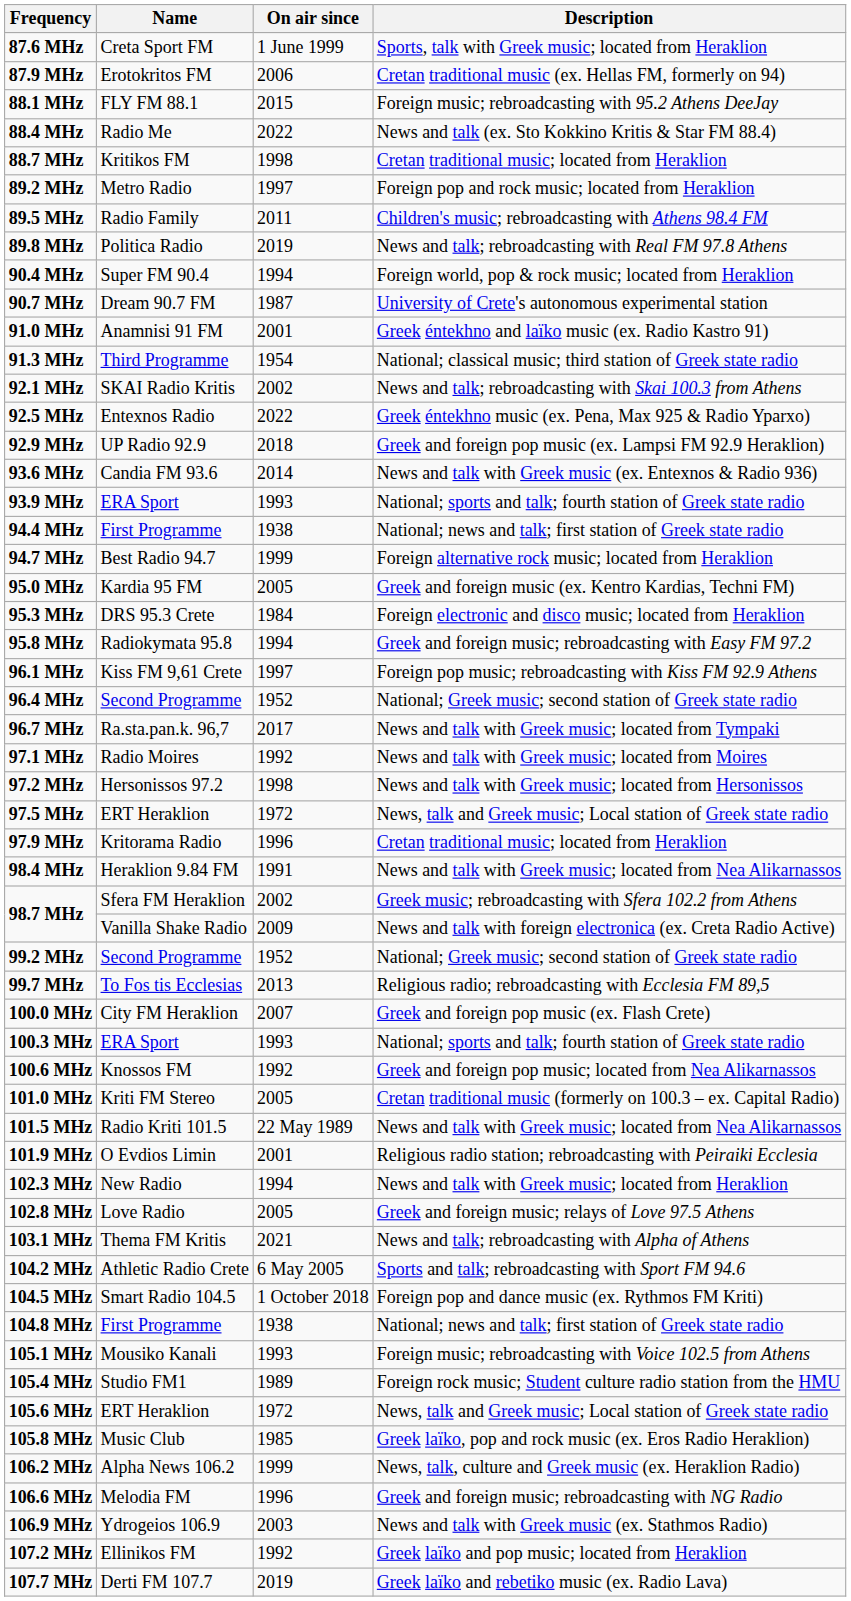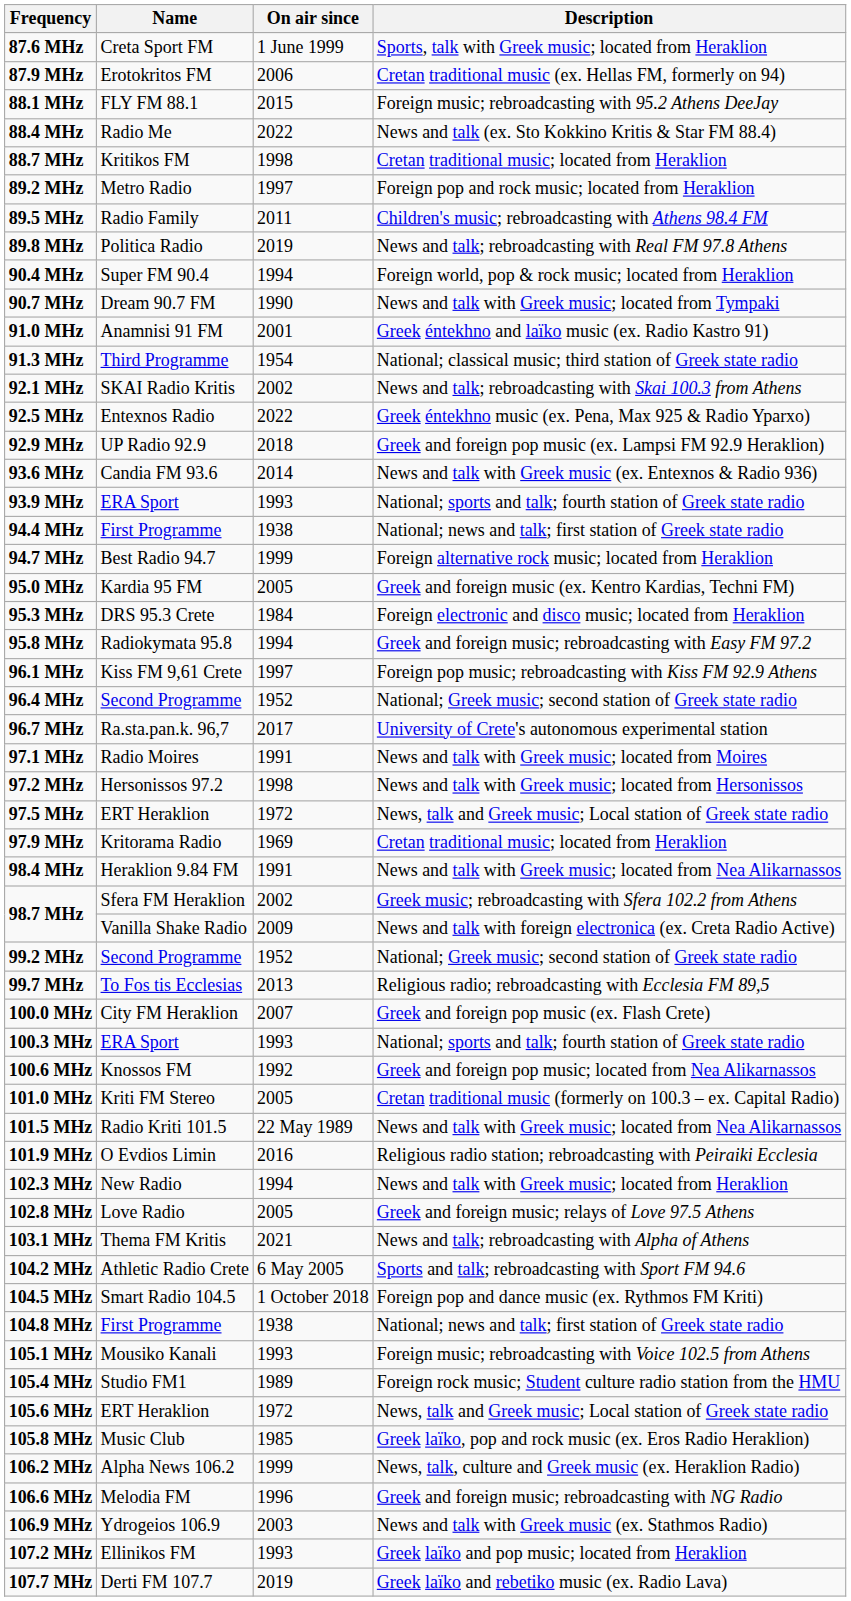(275, 302) 1987 -> (275, 302) 1990
(572, 302) University of Crete's autonomous experimental station -> (578, 302) News and talk with Greek music; located from Tympaki
(578, 729) News and talk with Greek music; located from Tympaki -> (572, 729) University of Crete's autonomous experimental station
(275, 757) 1992 -> (275, 757) 1991
(275, 842) 1996 -> (275, 842) 1969
(275, 1155) 2001 -> (275, 1155) 2016
(275, 1553) 1992 -> (275, 1553) 1993
